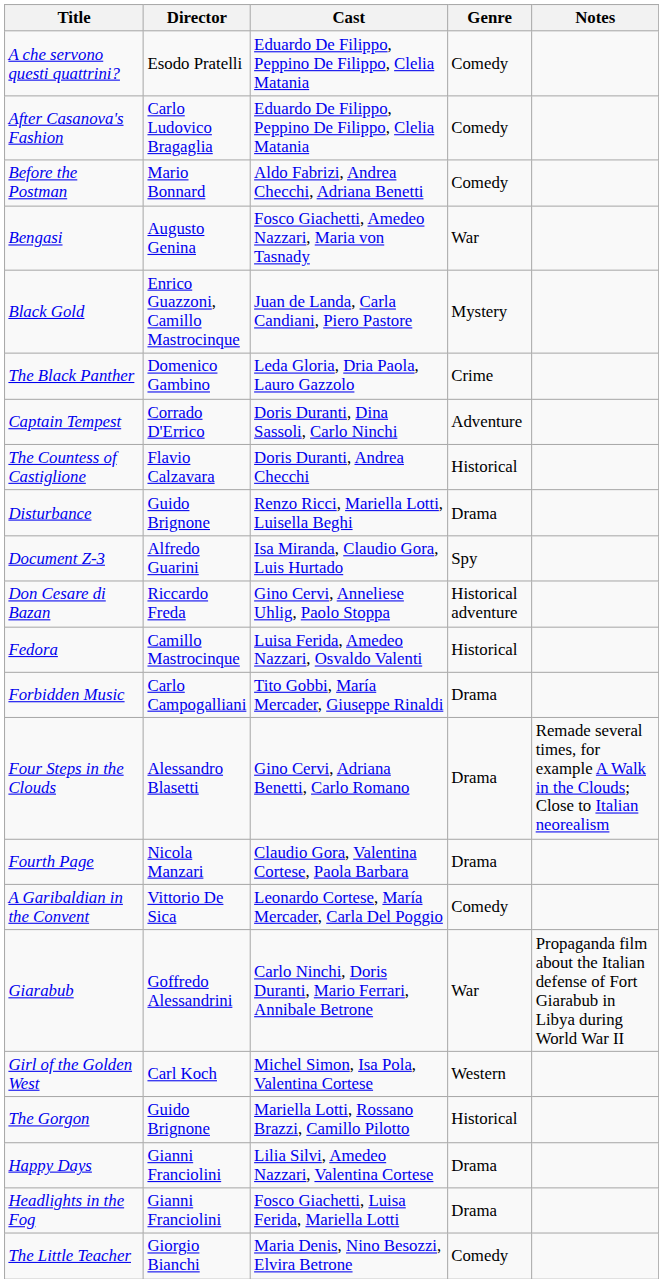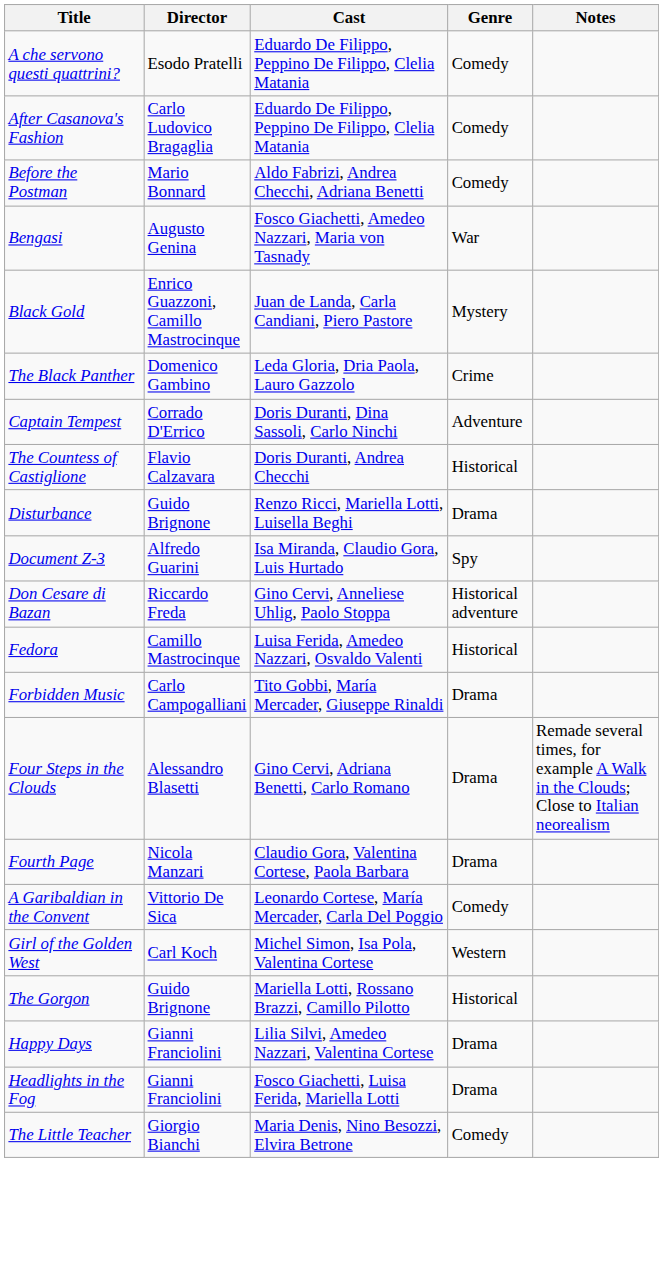- row: (41, 990)
